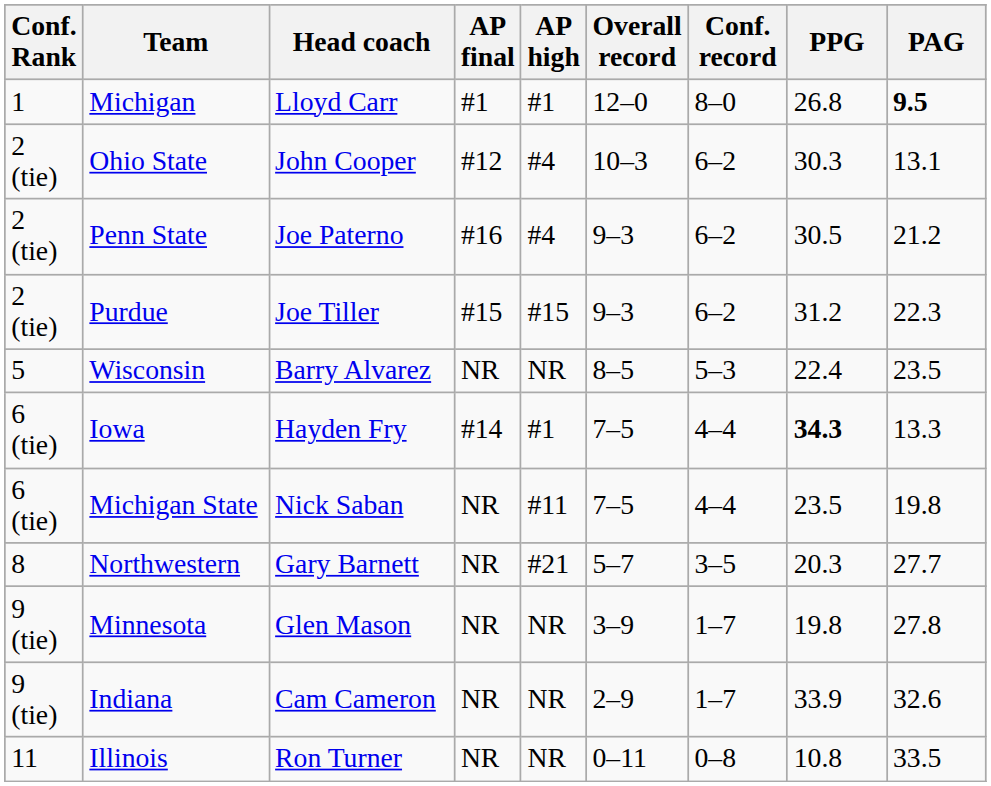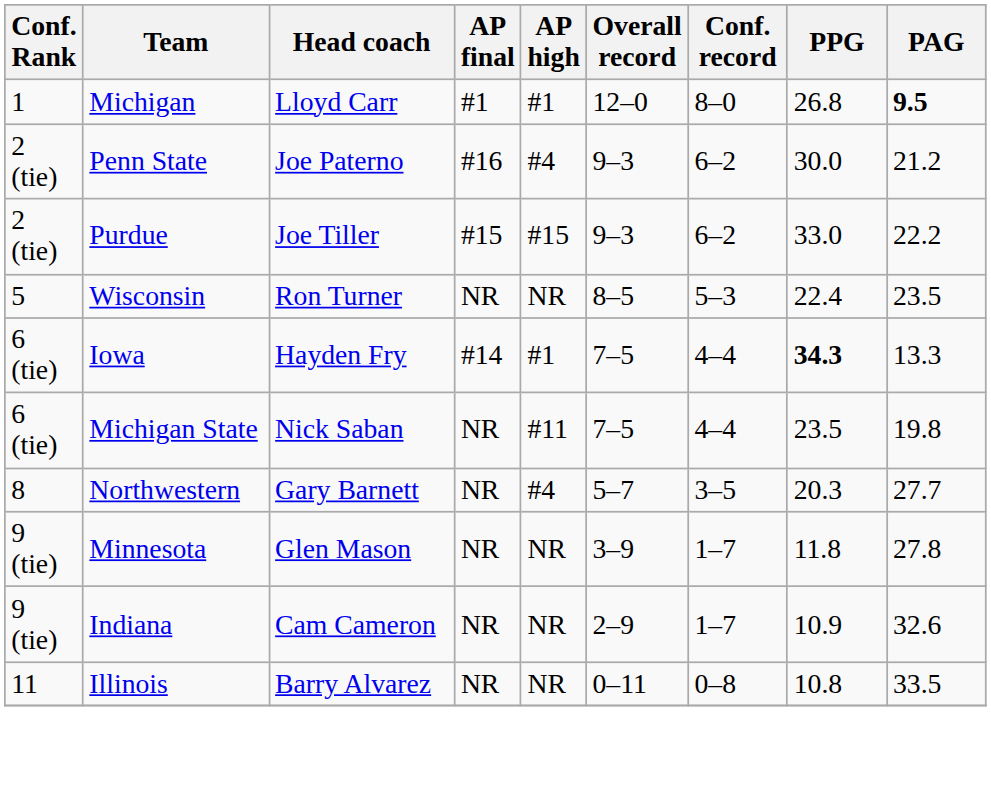- row: (148, 160)
(818, 235) 30.5 -> (818, 160) 30.0
(818, 311) 31.2 -> (818, 235) 33.0
(917, 311) 22.3 -> (917, 235) 22.2
(353, 370) Barry Alvarez -> (339, 295) Ron Turner
(548, 564) #21 -> (541, 489) #4
(818, 623) 19.8 -> (817, 548) 11.8
(818, 698) 33.9 -> (818, 623) 10.9
(339, 758) Ron Turner -> (353, 683) Barry Alvarez
